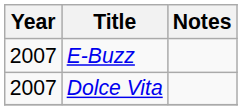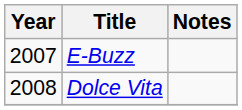(33, 89) 2007 -> (33, 89) 2008
